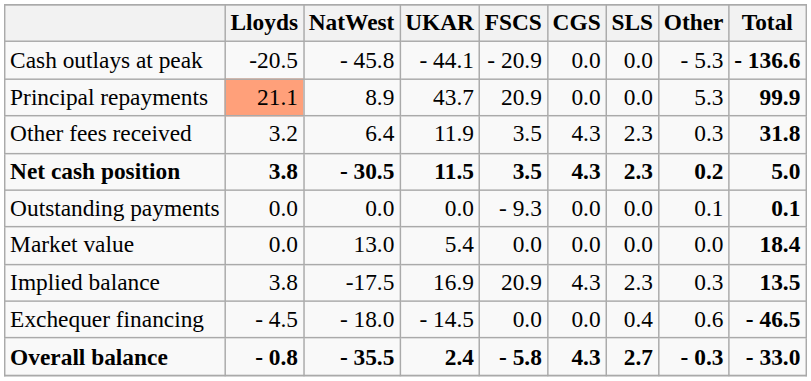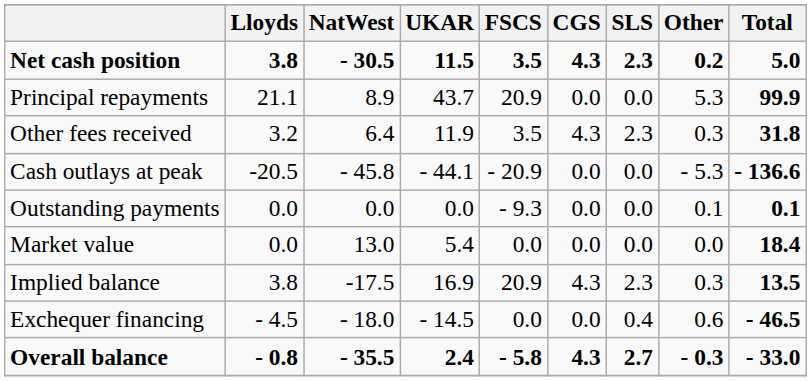rows swapped: (106, 60) <-> (95, 171)
(278, 97) lightsalmon background -> (278, 97) no background
